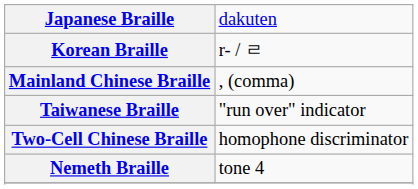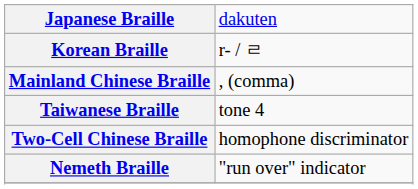(292, 110) "run over" indicator -> (241, 110) tone 4
(241, 168) tone 4 -> (292, 168) "run over" indicator
